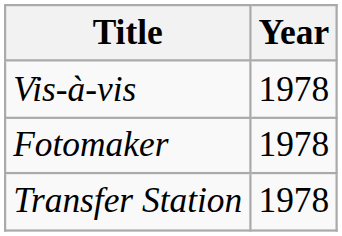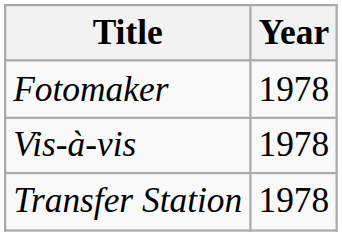rows swapped: (91, 144) <-> (75, 88)
